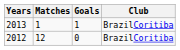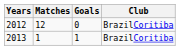rows swapped: (16, 38) <-> (16, 25)
